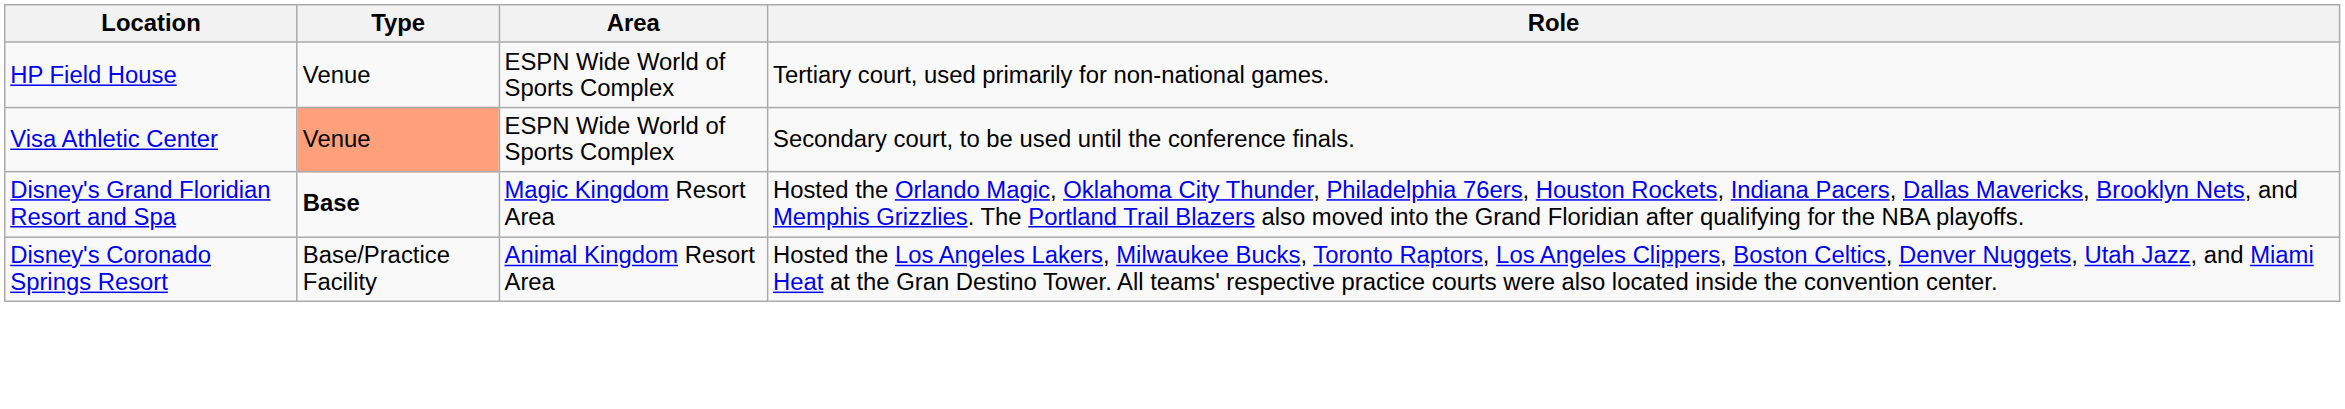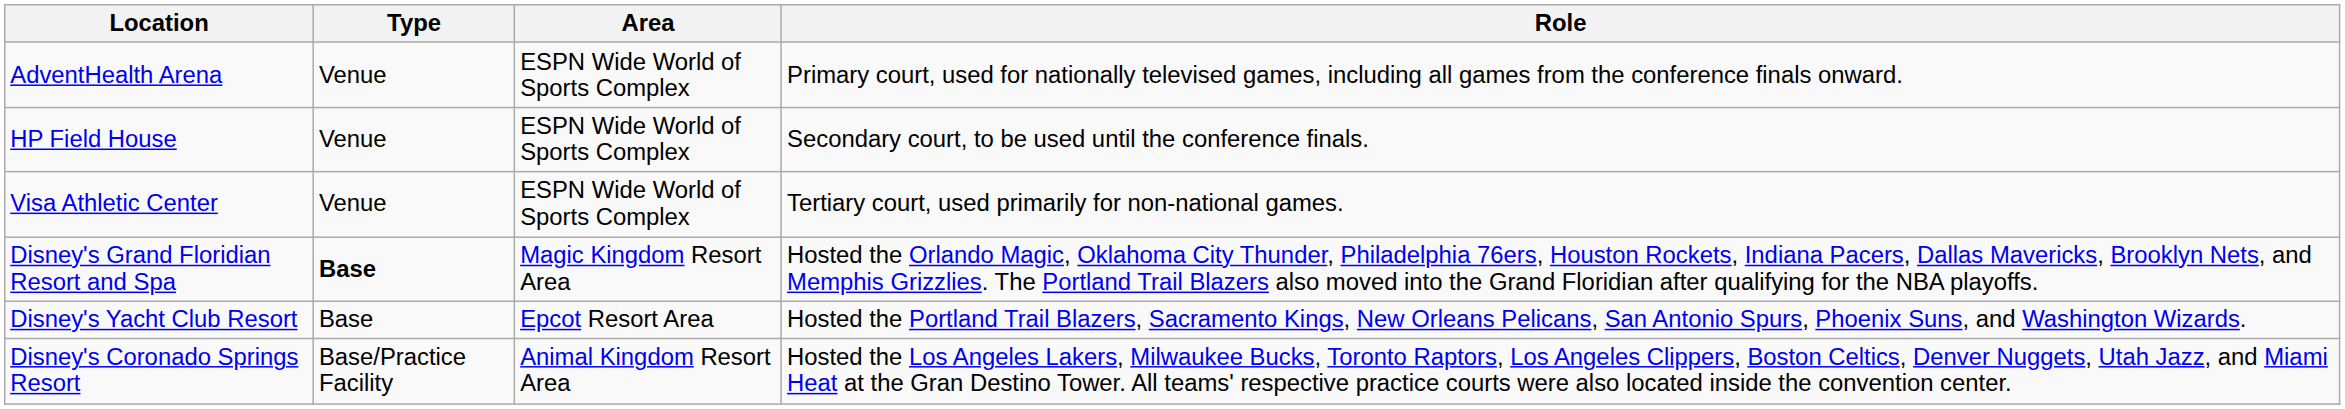+ row: (116, 74)
(1051, 74) Tertiary court, used primarily for non-national games. -> (1078, 139) Secondary court, to be used until the conference finals.
(337, 139) lightsalmon background -> (353, 203) no background
(1064, 139) Secondary court, to be used until the conference finals. -> (1065, 203) Tertiary court, used primarily for non-national games.
+ row: (154, 319)
